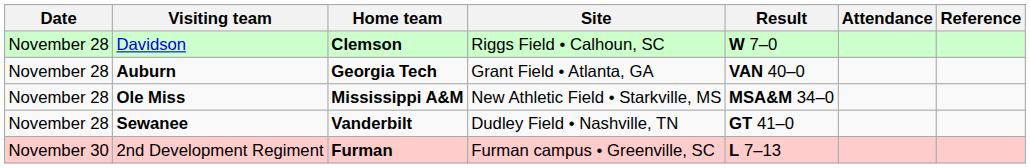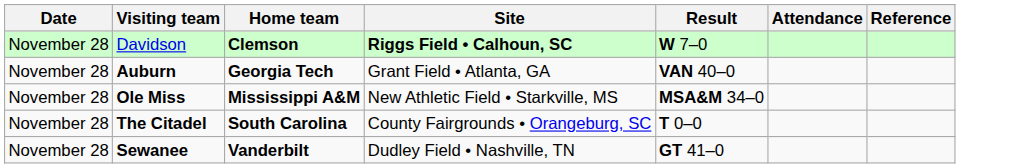(568, 44) normal -> (470, 44) bold
+ row: (162, 124)
- row: (220, 150)
